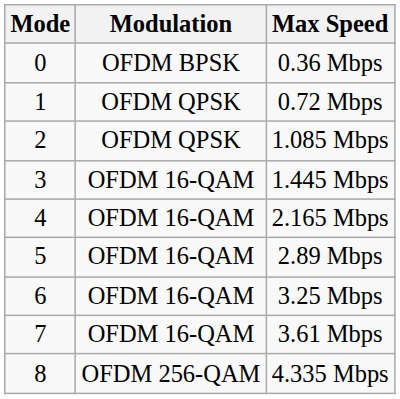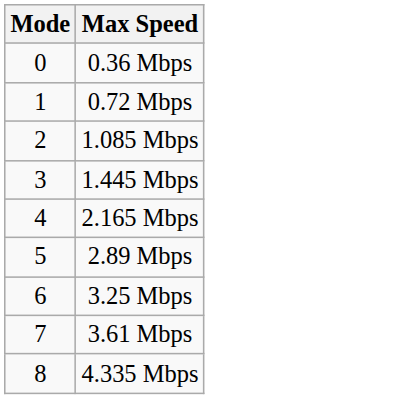- column: (171, 23)
